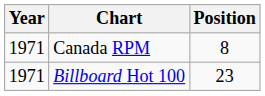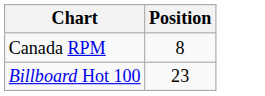- column: (27, 18)
